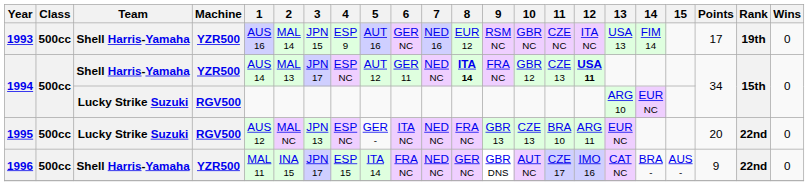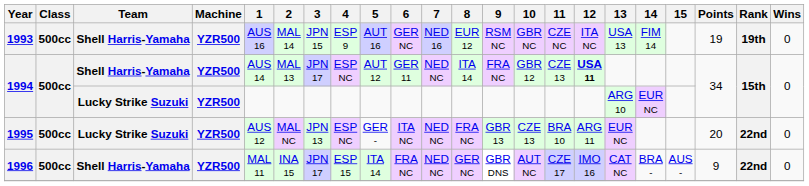(716, 39) 17 -> (716, 39) 19
(467, 71) bold -> (467, 71) normal
(218, 102) RGV500 -> (218, 102) YZR500
(218, 134) RGV500 -> (218, 134) YZR500
